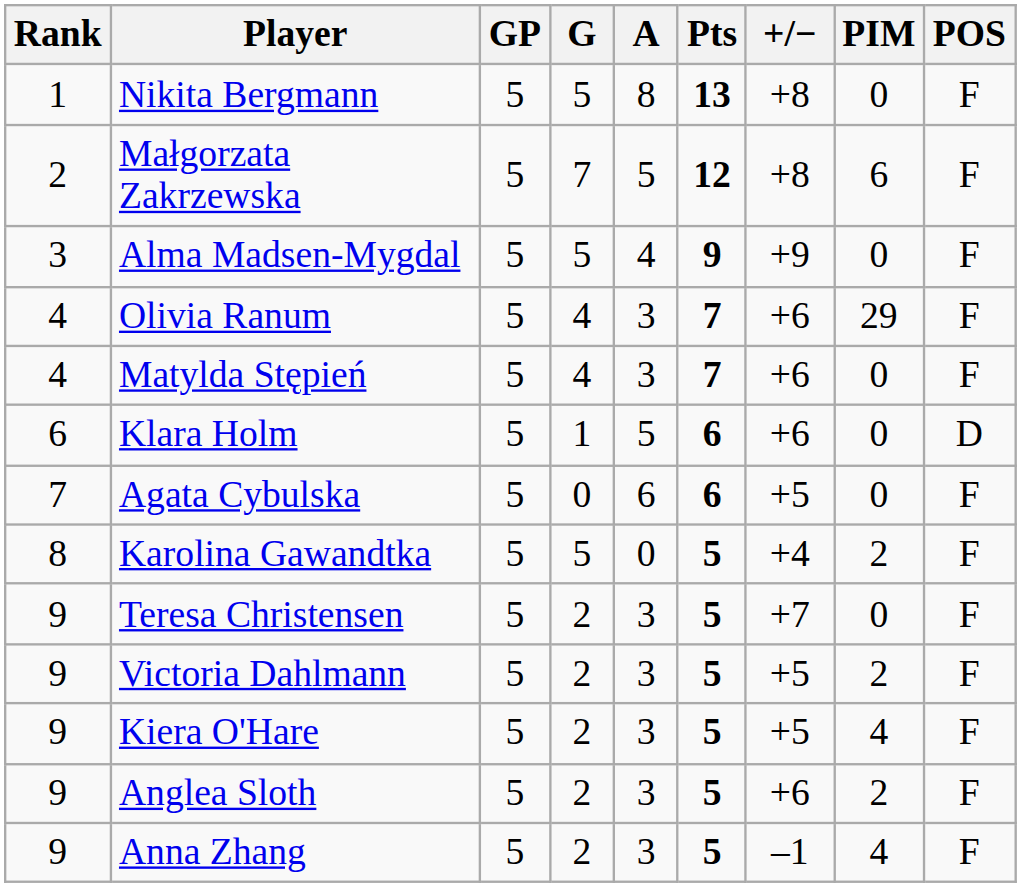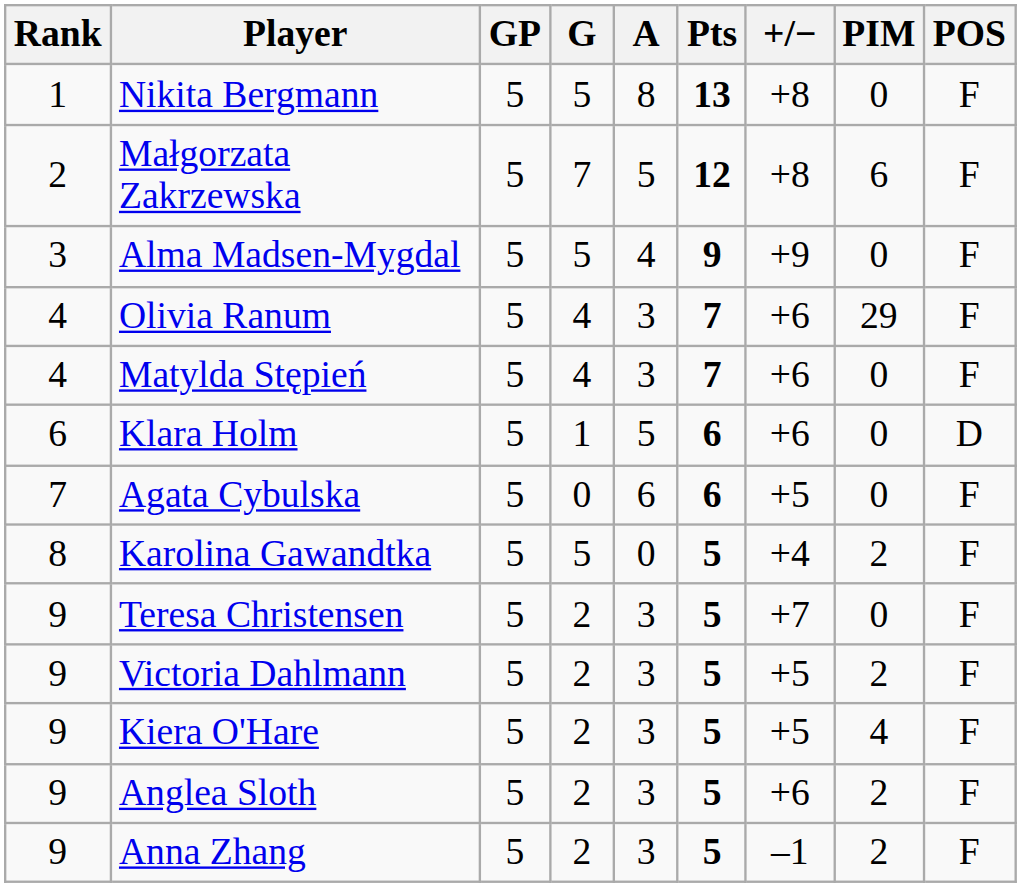(879, 851) 4 -> (879, 851) 2
